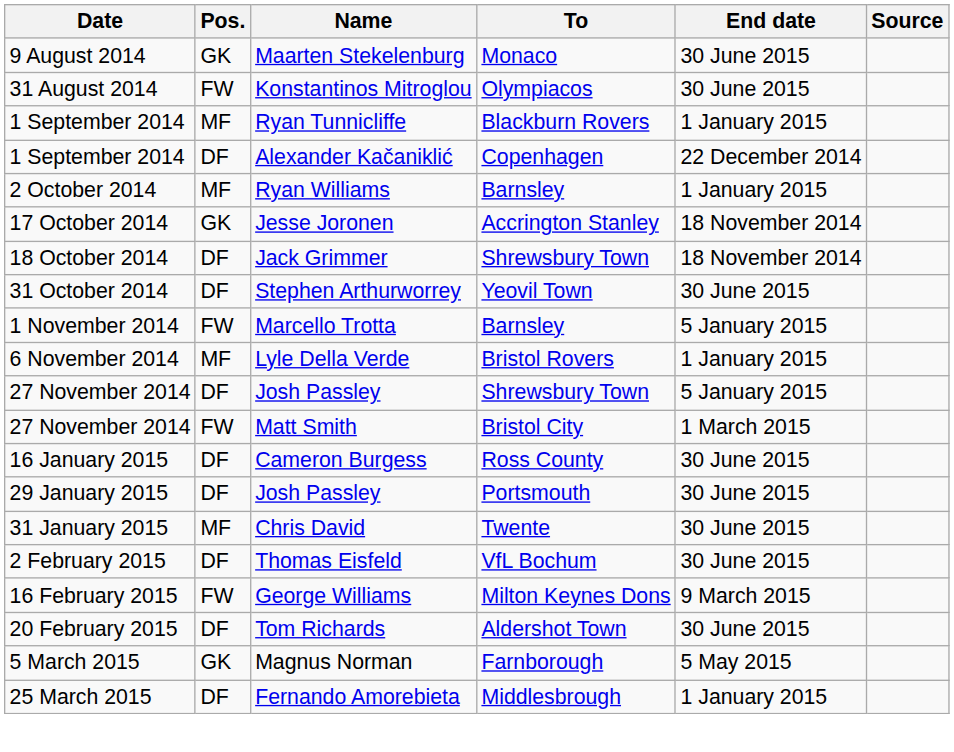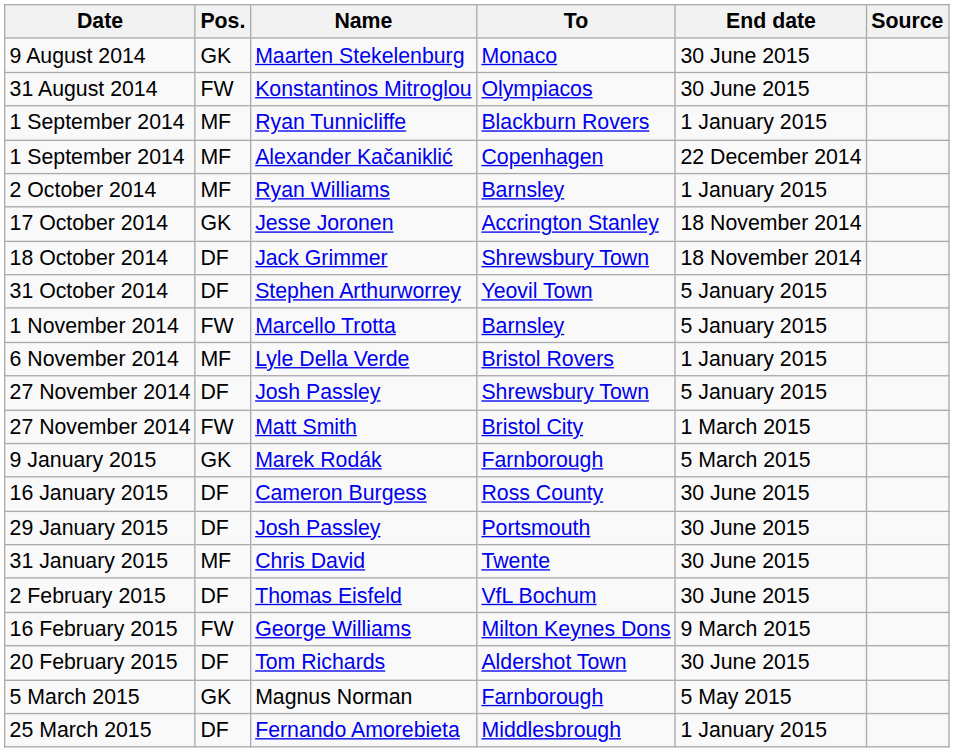(215, 156) DF -> (216, 156) MF
(745, 291) 30 June 2015 -> (754, 291) 5 January 2015
+ row: (83, 460)
